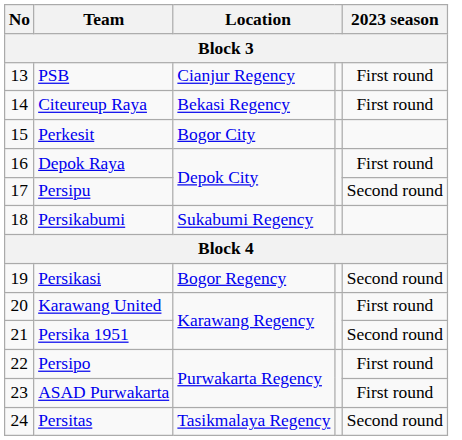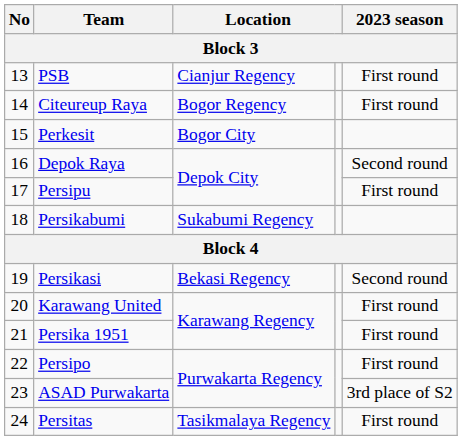(234, 105) Bekasi Regency -> (232, 105) Bogor Regency
(395, 162) First round -> (400, 162) Second round
(395, 191) Second round -> (400, 191) First round
(232, 277) Bogor Regency -> (234, 277) Bekasi Regency
(395, 335) Second round -> (400, 335) First round
(395, 392) First round -> (400, 392) 3rd place of S2
(395, 421) Second round -> (400, 421) First round
